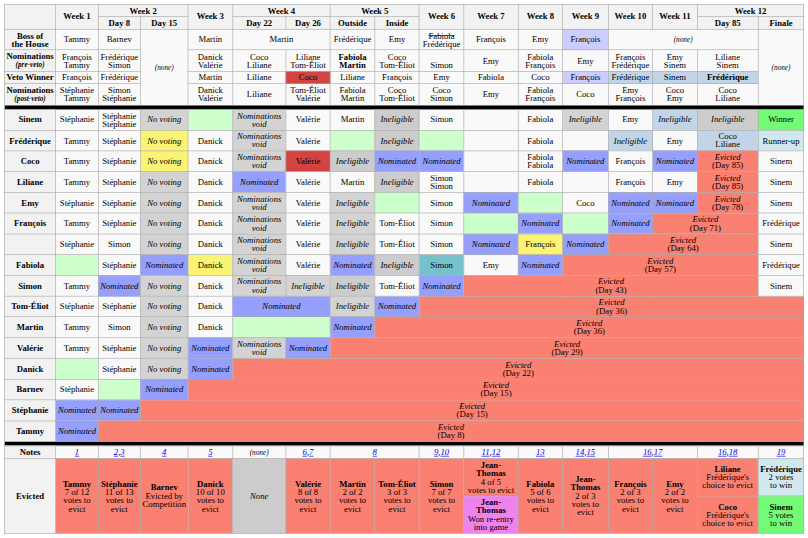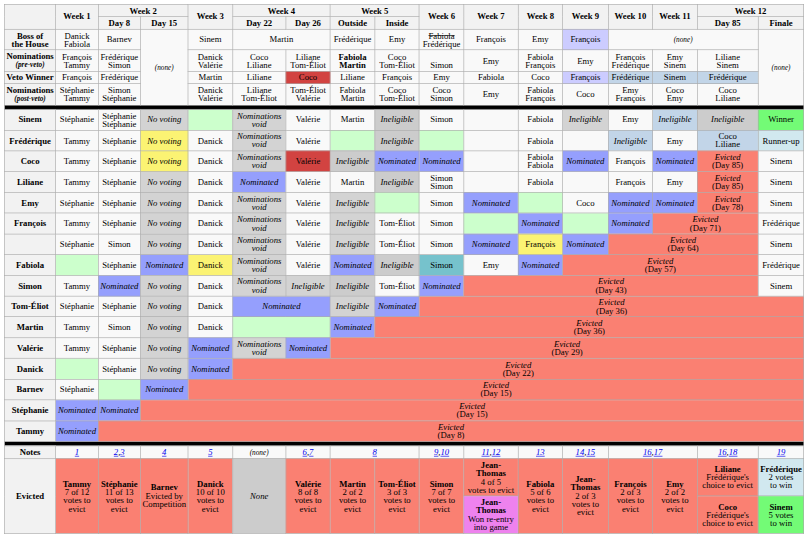(77, 39) Tammy -> (77, 39) Danick Fabiola
(210, 39) Martin -> (210, 39) Sinem
(728, 77) bold -> (728, 77) normal
(259, 94) Liliane -> (259, 94) Liliane Tom-Éliot
